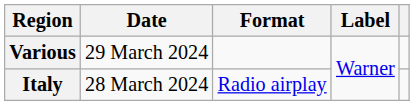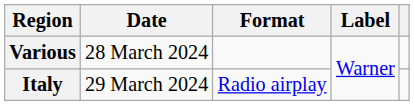(147, 52) 29 March 2024 -> (147, 52) 28 March 2024
(147, 84) 28 March 2024 -> (147, 84) 29 March 2024
